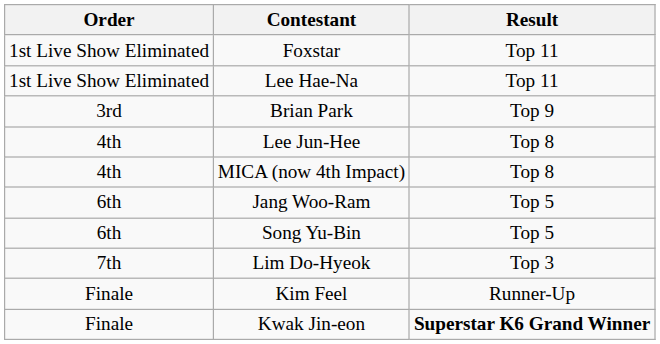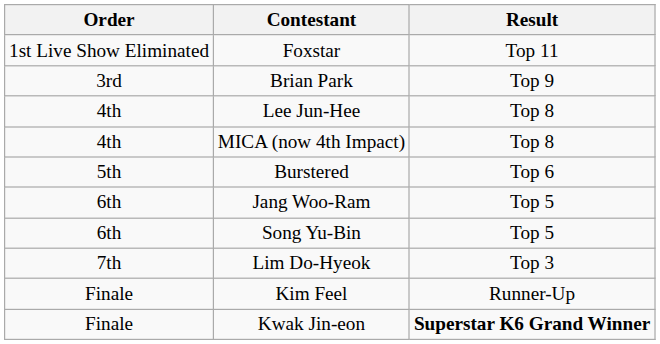- row: (311, 80)
+ row: (311, 171)
